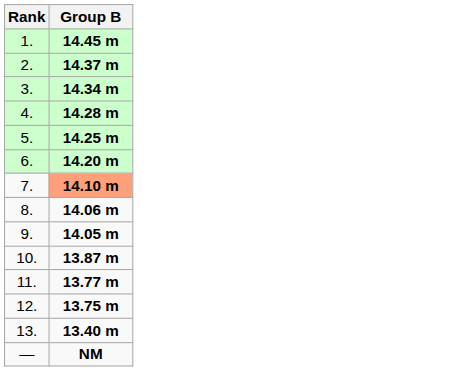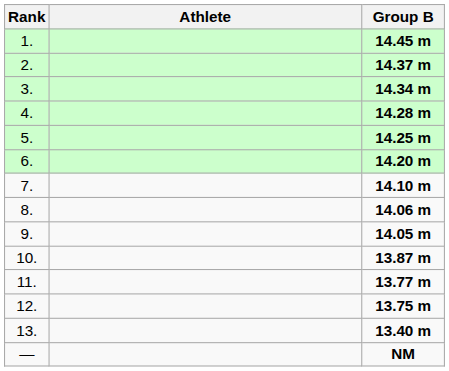+ column: (205, 17)
(91, 186) lightsalmon background -> (403, 186) no background
